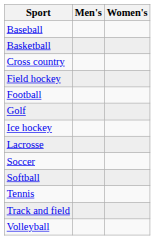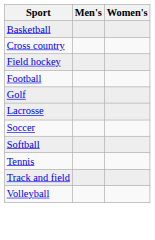- row: (25, 29)
- row: (29, 128)
